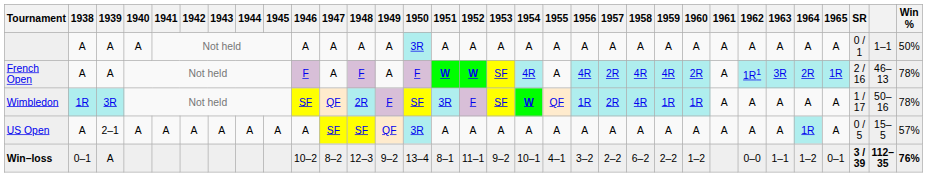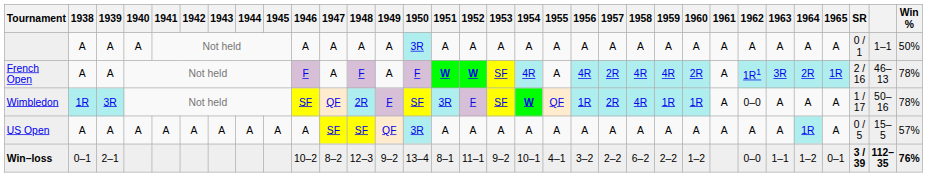(752, 102) A -> (752, 102) 0–0
(110, 130) 2–1 -> (110, 130) A
(110, 158) A -> (110, 158) 2–1
